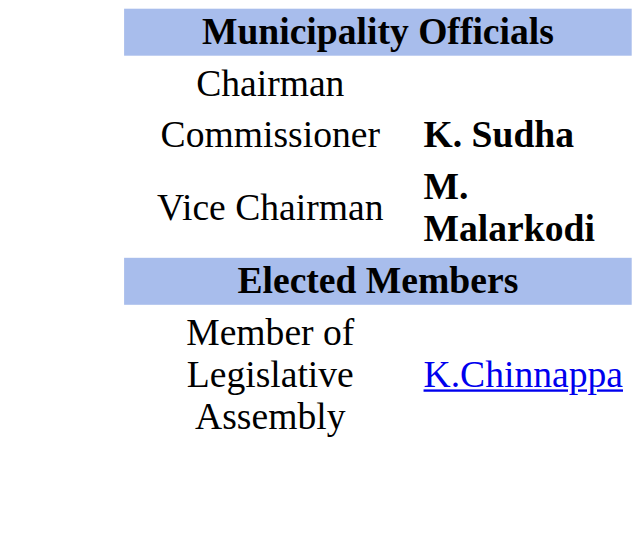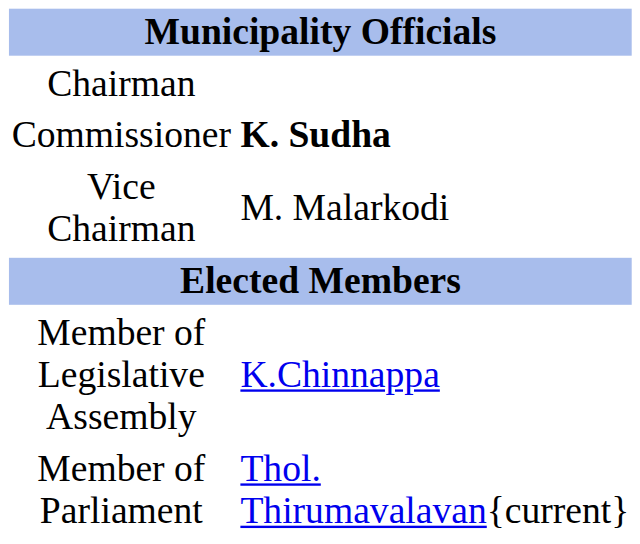(509, 207) bold -> (345, 207) normal
+ row: (121, 489)
